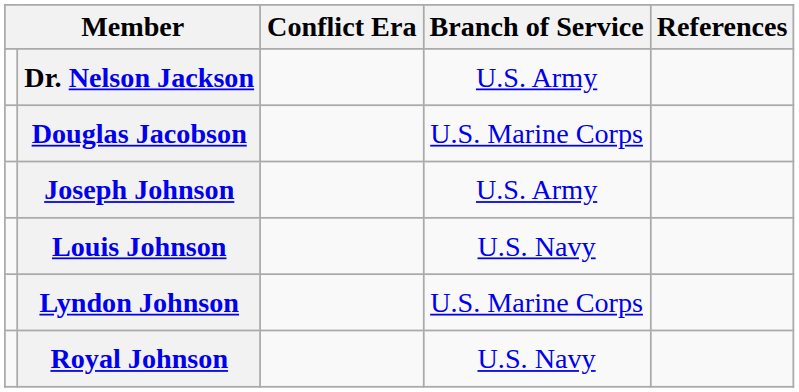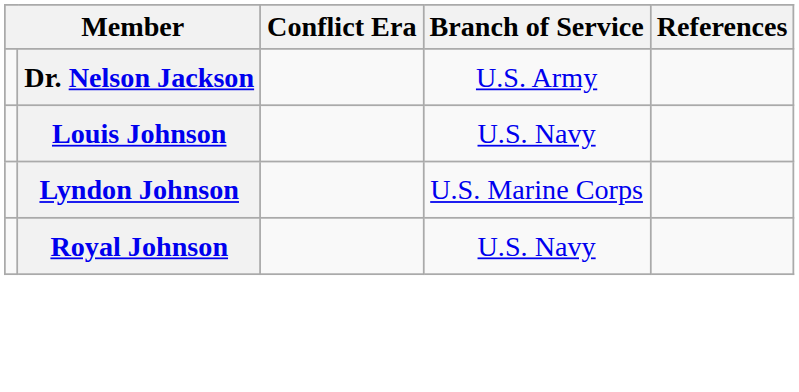- row: (139, 133)
- row: (139, 189)
